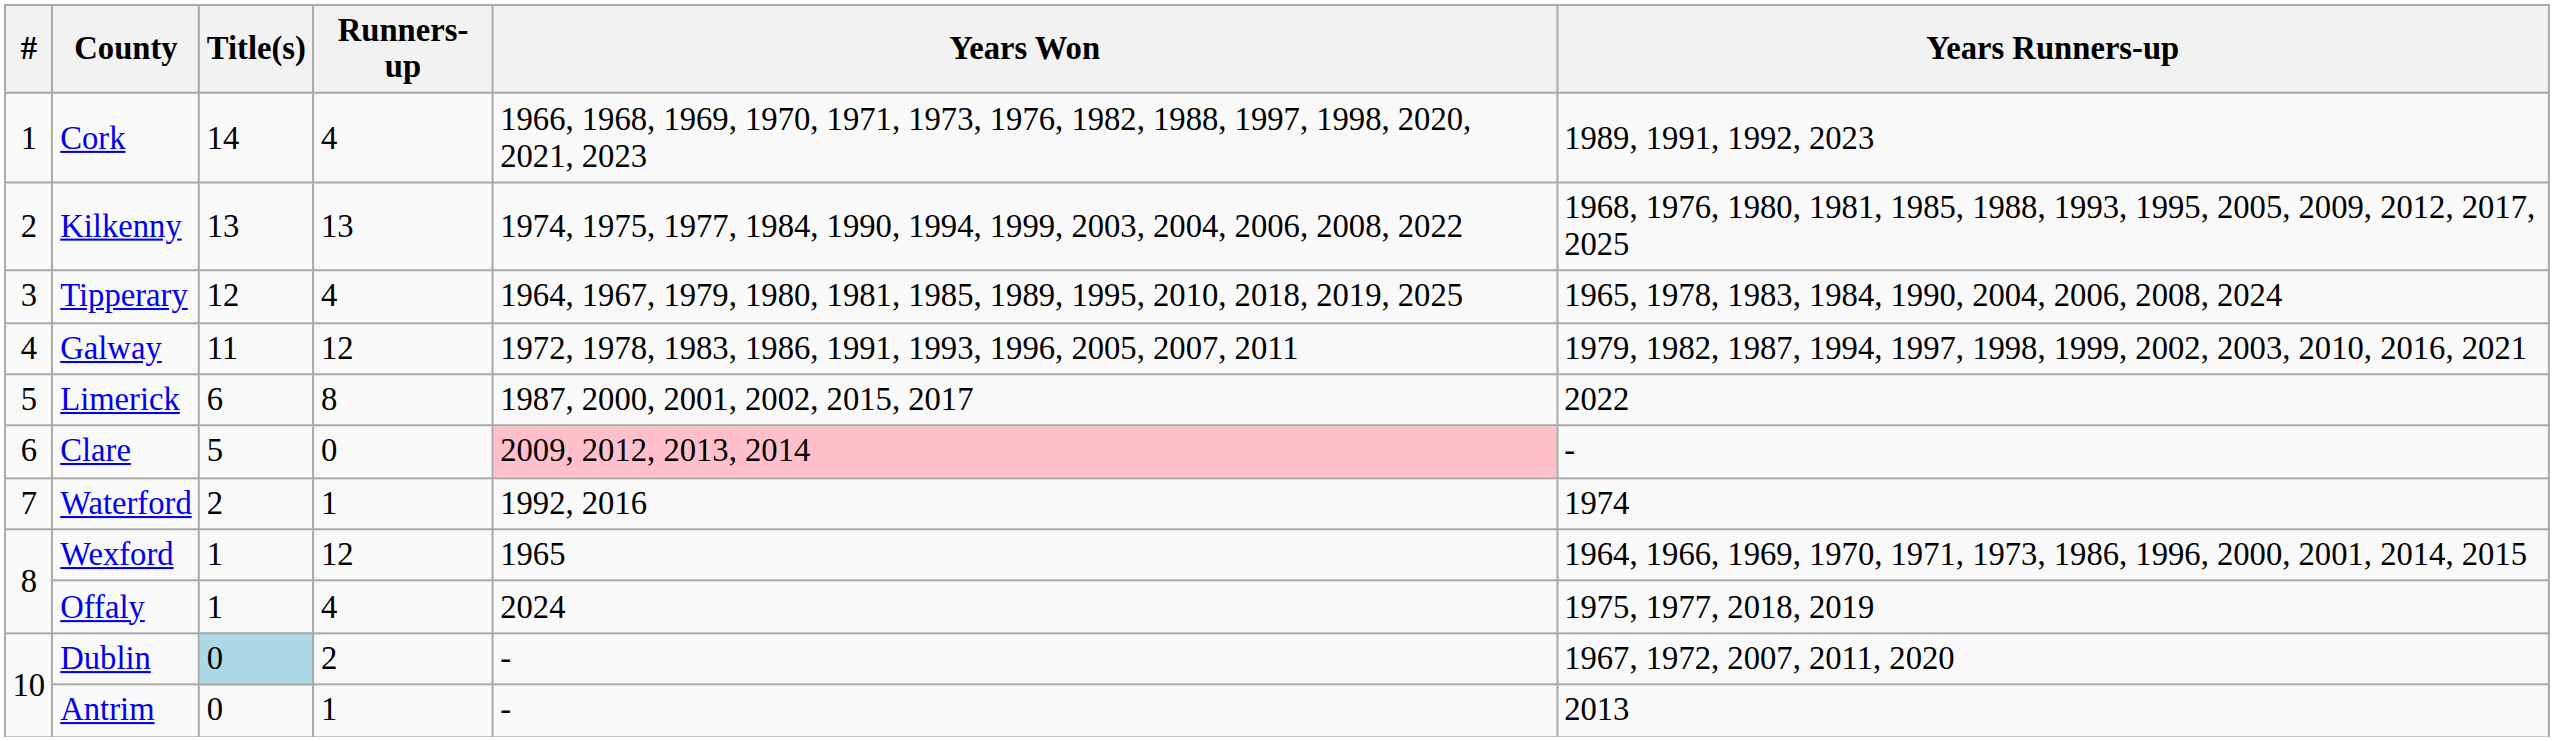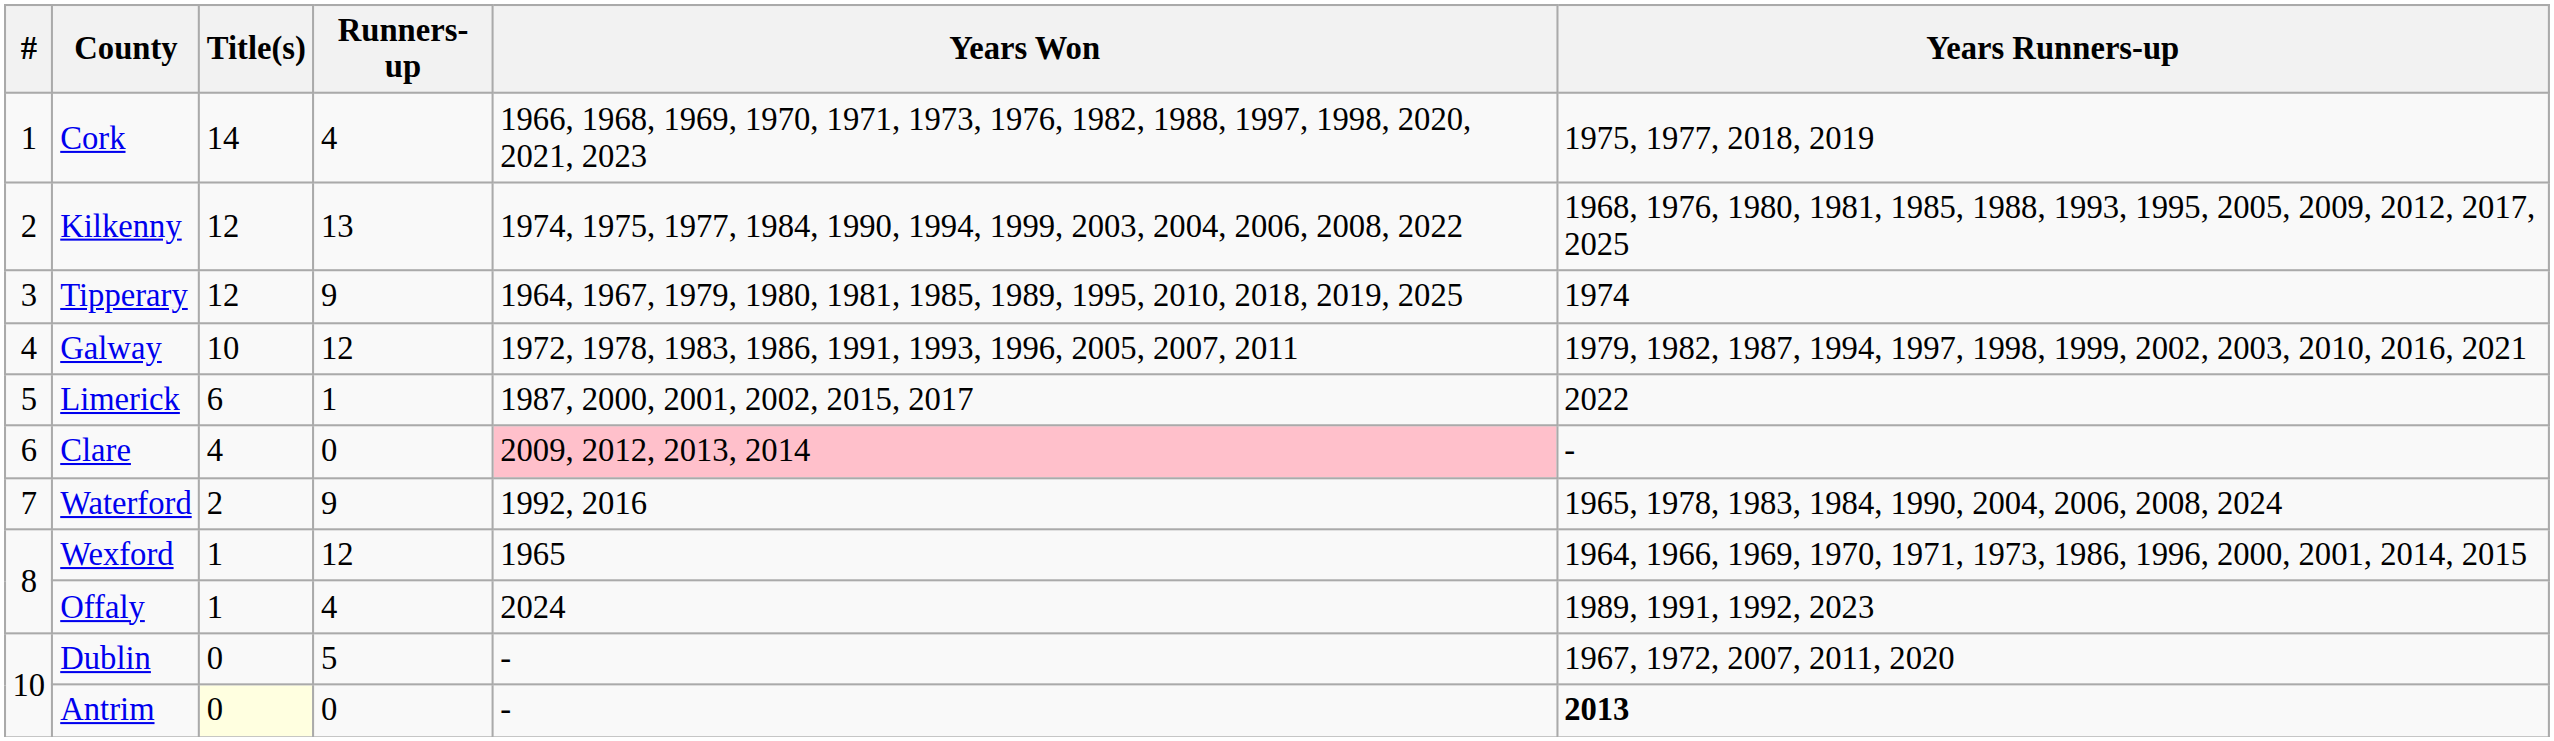(1719, 137) 1989, 1991, 1992, 2023 -> (1719, 137) 1975, 1977, 2018, 2019
(223, 225) 13 -> (223, 225) 12
(329, 295) 4 -> (329, 295) 9
(1923, 295) 1965, 1978, 1983, 1984, 1990, 2004, 2006, 2008, 2024 -> (1597, 295) 1974
(222, 347) 11 -> (223, 347) 10
(329, 399) 8 -> (329, 399) 1
(215, 451) 5 -> (215, 451) 4
(329, 502) 1 -> (329, 502) 9
(1597, 502) 1974 -> (1923, 502) 1965, 1978, 1983, 1984, 1990, 2004, 2006, 2008, 2024
(1719, 606) 1975, 1977, 2018, 2019 -> (1719, 606) 1989, 1991, 1992, 2023
(215, 658) lightblue background -> (215, 658) no background
(329, 658) 2 -> (329, 658) 5
(215, 709) no background -> (215, 709) lightyellow background
(329, 709) 1 -> (329, 709) 0
(1597, 709) normal -> (1597, 709) bold
